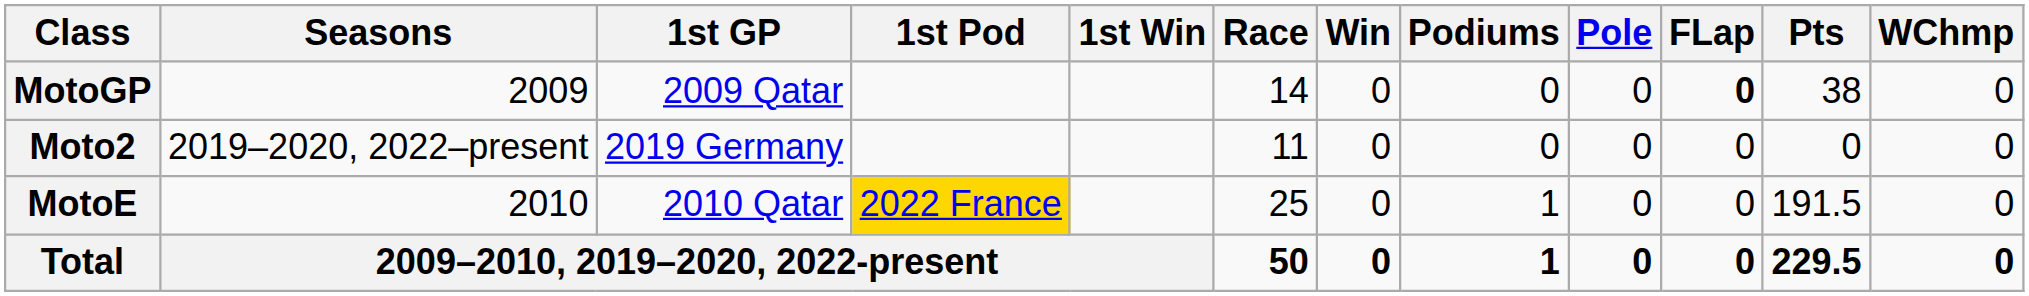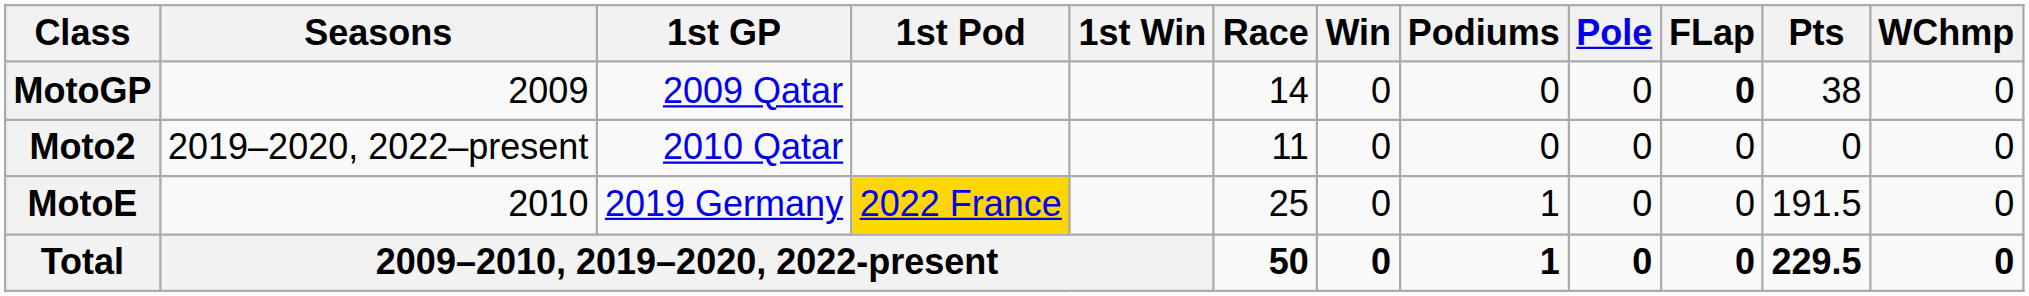(724, 147) 2019 Germany -> (753, 147) 2010 Qatar
(753, 204) 2010 Qatar -> (724, 204) 2019 Germany
